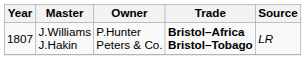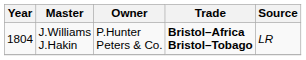(20, 38) 1807 -> (20, 38) 1804
